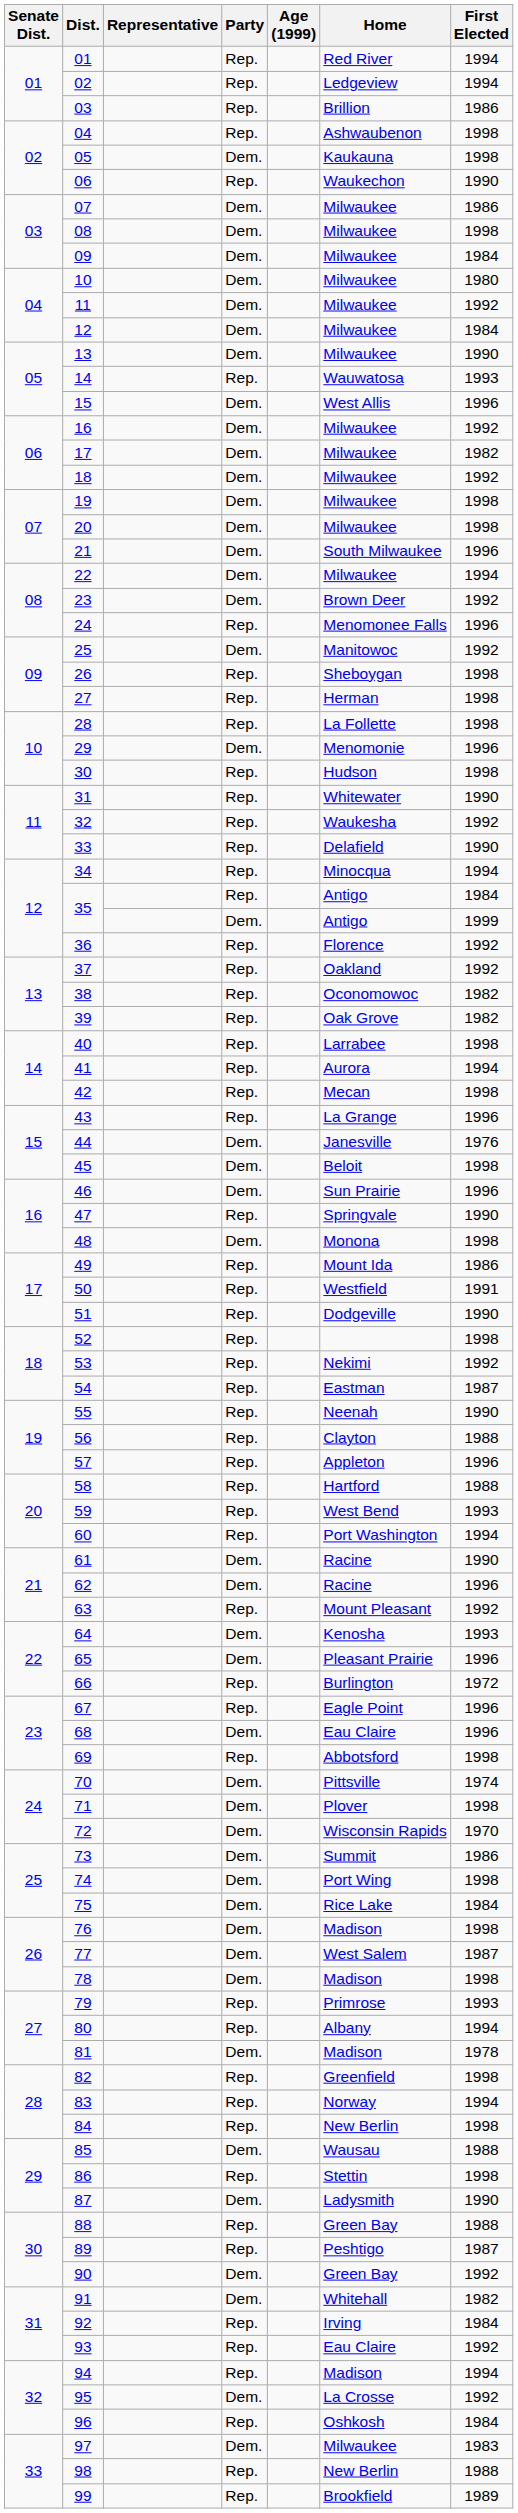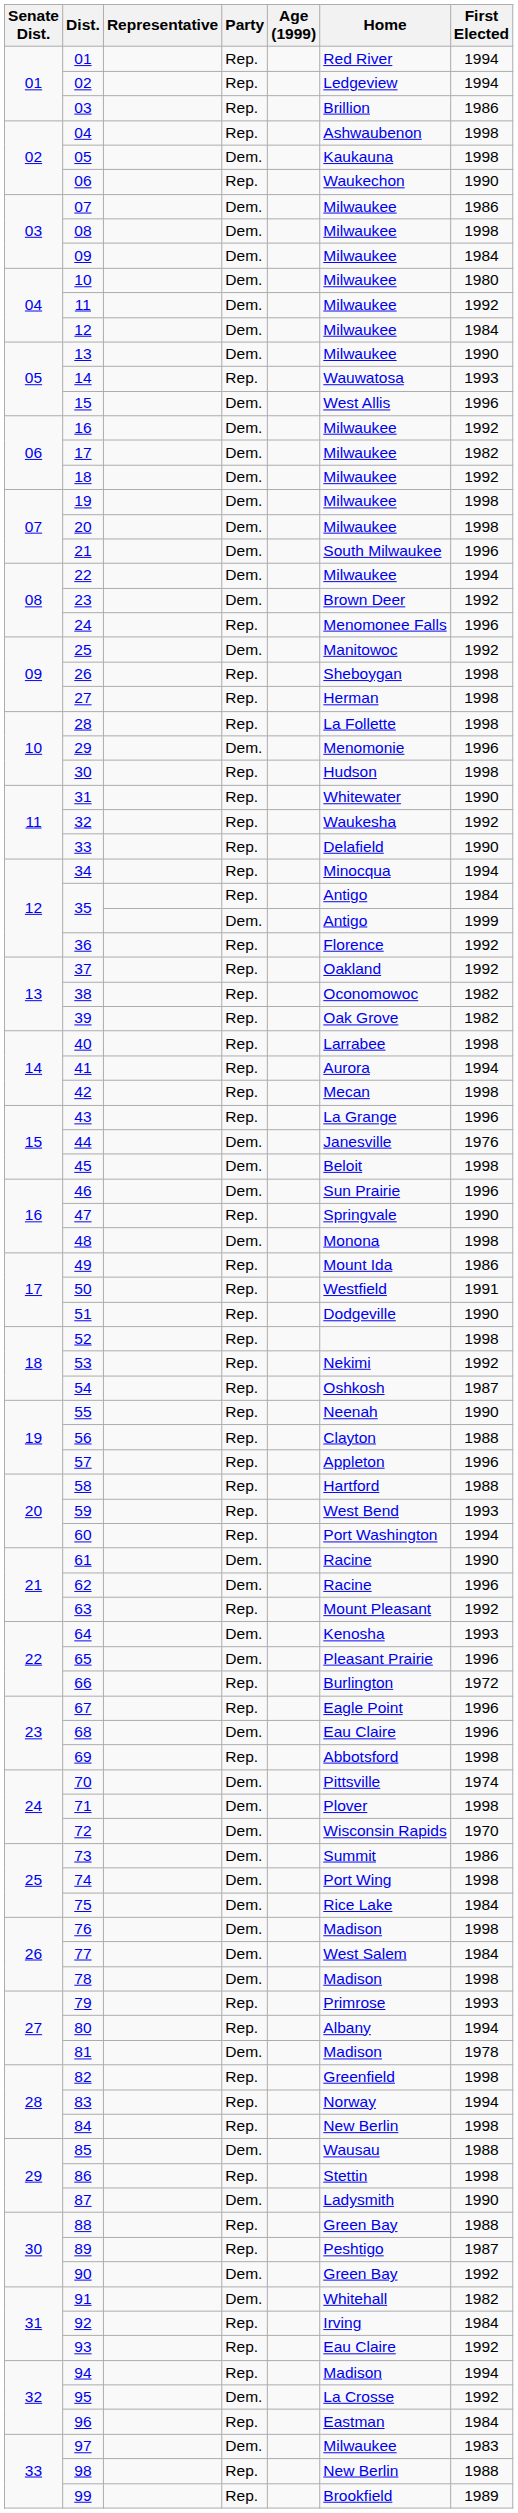(354, 1388) Eastman -> (354, 1388) Oshkosh
(481, 1954) 1987 -> (481, 1954) 1984
(354, 2421) Oshkosh -> (354, 2421) Eastman
